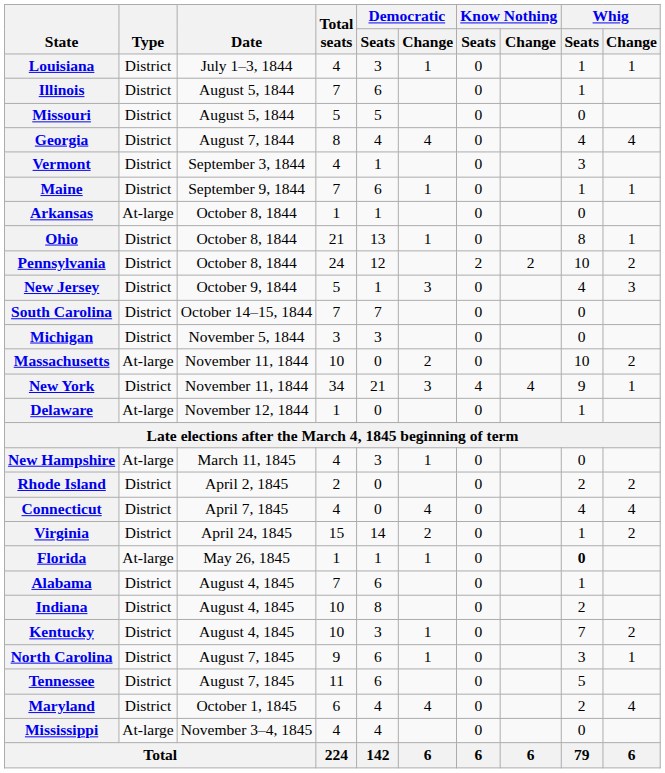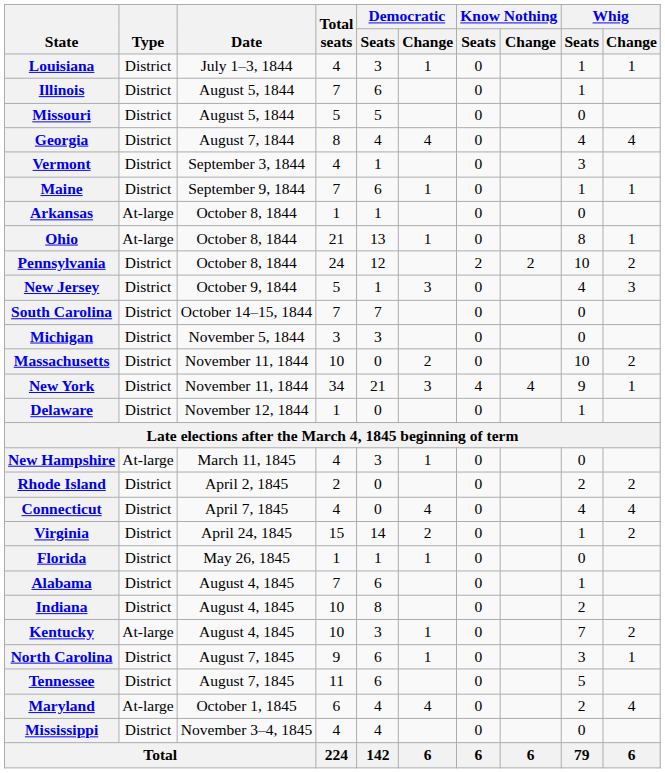(148, 238) District -> (148, 238) At-large
(148, 361) At-large -> (148, 361) District
(148, 410) At-large -> (148, 410) District
(148, 558) At-large -> (148, 558) District
(582, 558) bold -> (582, 558) normal
(148, 632) District -> (148, 632) At-large
(148, 705) District -> (148, 705) At-large
(148, 730) At-large -> (148, 730) District
